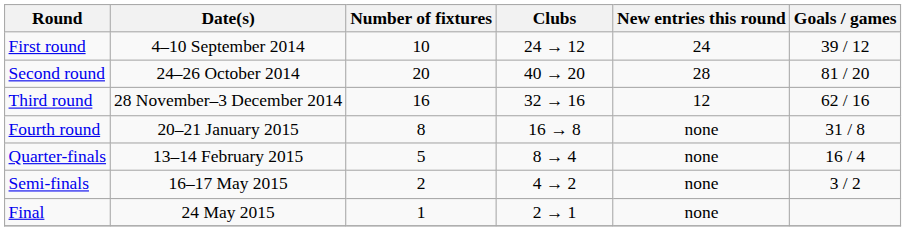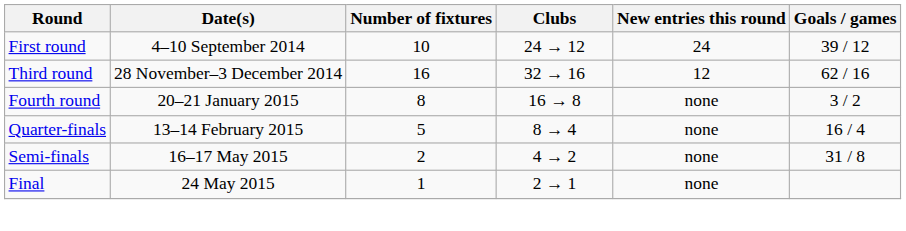- row: (57, 73)
(845, 128) 31 / 8 -> (845, 101) 3 / 2
(845, 184) 3 / 2 -> (845, 156) 31 / 8
